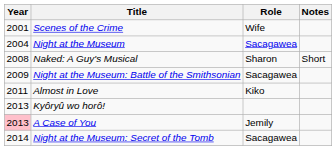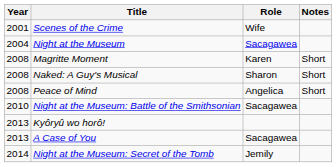+ row: (70, 59)
+ row: (65, 91)
(18, 75) 2009 -> (18, 106) 2010
- row: (66, 91)
(18, 122) pink background -> (18, 138) no background
(259, 122) Jemily -> (271, 138) Sacagawea
(271, 138) Sacagawea -> (259, 153) Jemily
